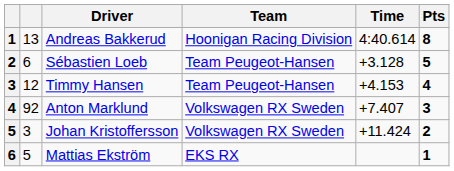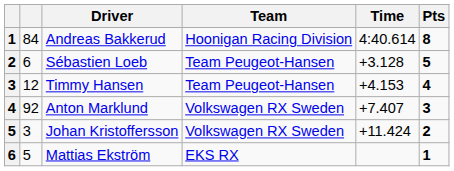(31, 39) 13 -> (31, 39) 84
